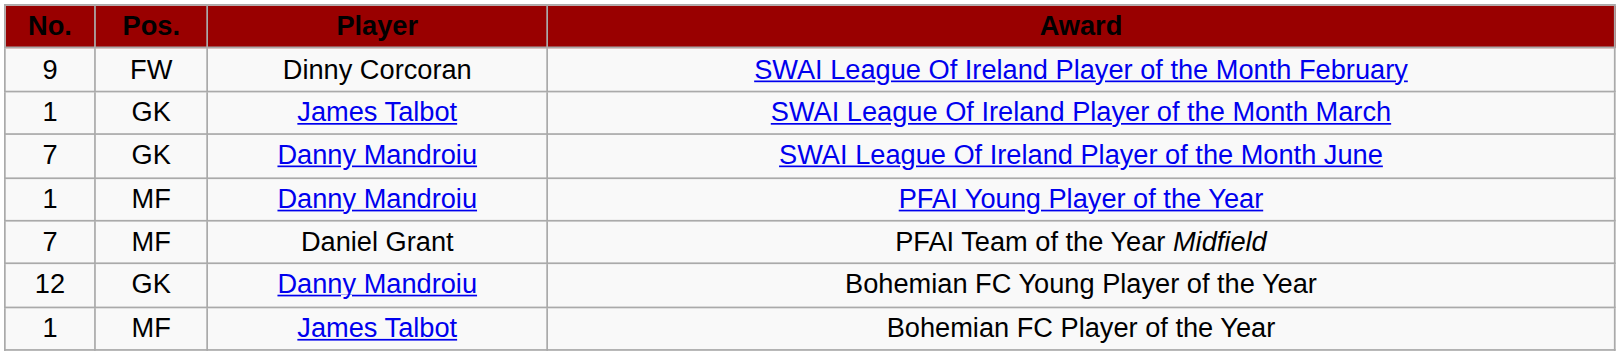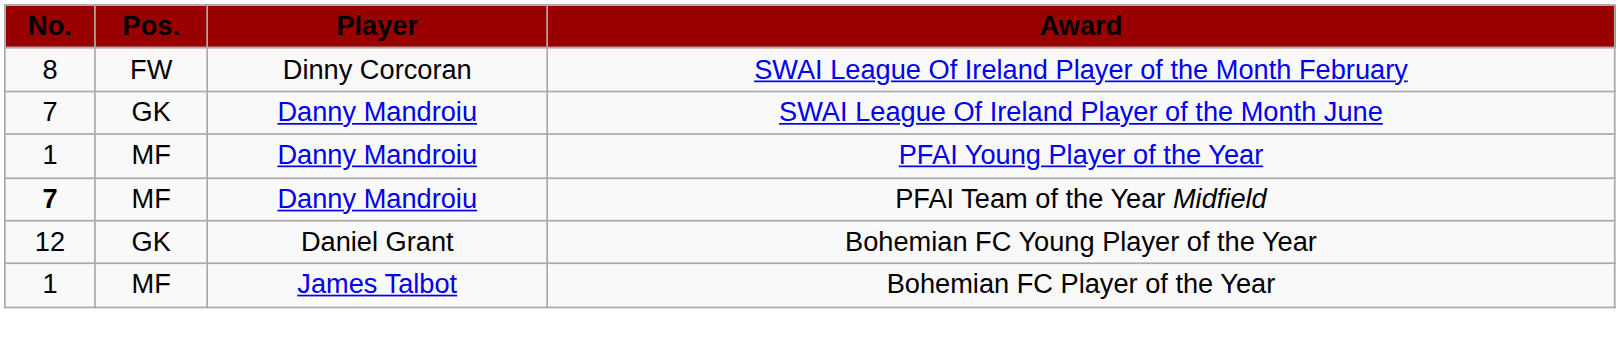(50, 69) 9 -> (50, 69) 8
- row: (1081, 112)
(50, 241) normal -> (50, 198) bold
(377, 241) Daniel Grant -> (377, 198) Danny Mandroiu
(377, 284) Danny Mandroiu -> (377, 241) Daniel Grant
